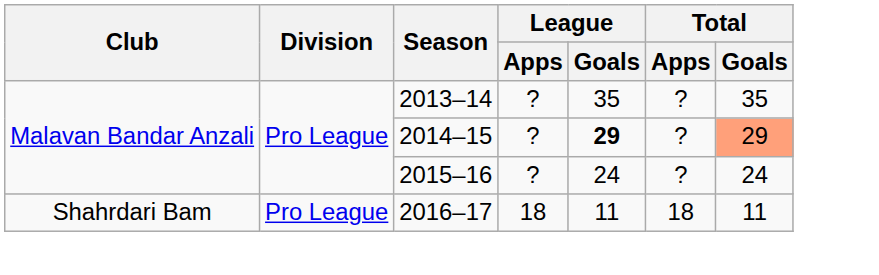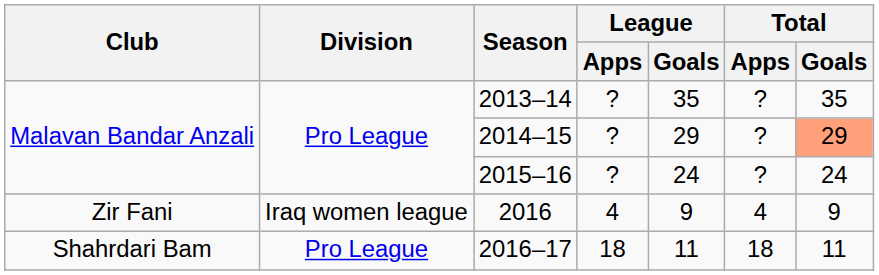(607, 136) bold -> (686, 136) normal
+ row: (525, 212)
